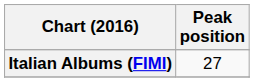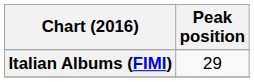(212, 63) 27 -> (212, 63) 29
